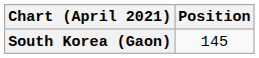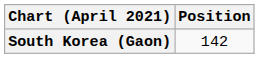(214, 41) 145 -> (214, 41) 142
